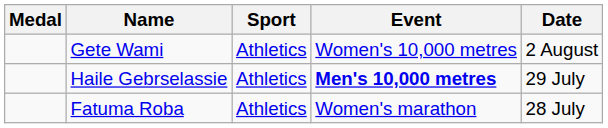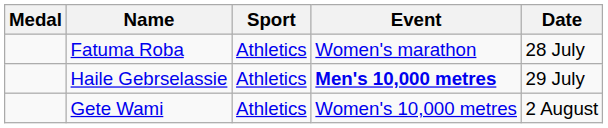rows swapped: (127, 108) <-> (117, 49)
